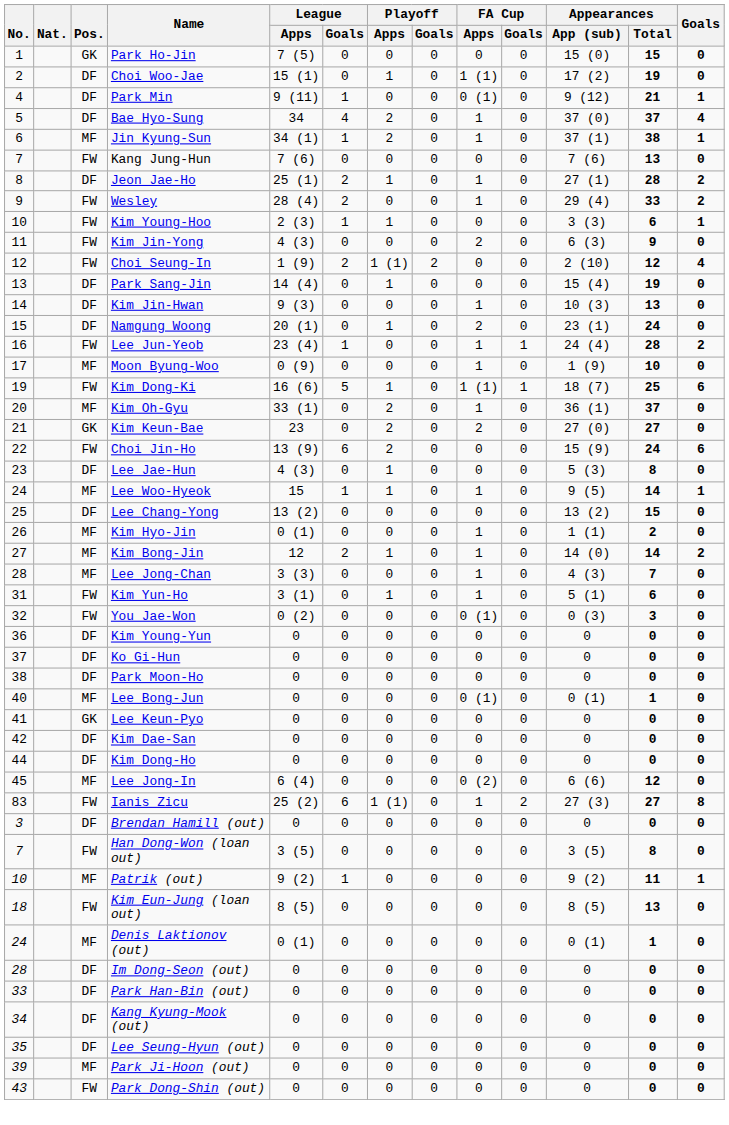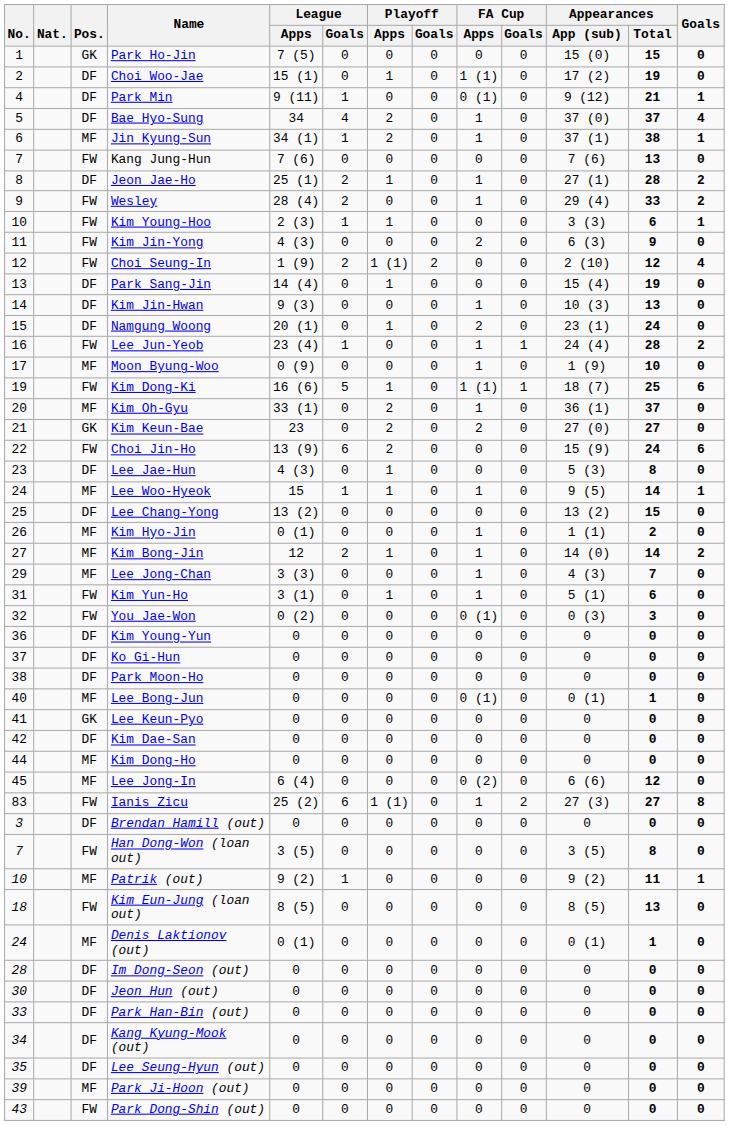(19, 575) 28 -> (19, 575) 29
(89, 762) DF -> (89, 762) MF
+ row: (165, 992)
